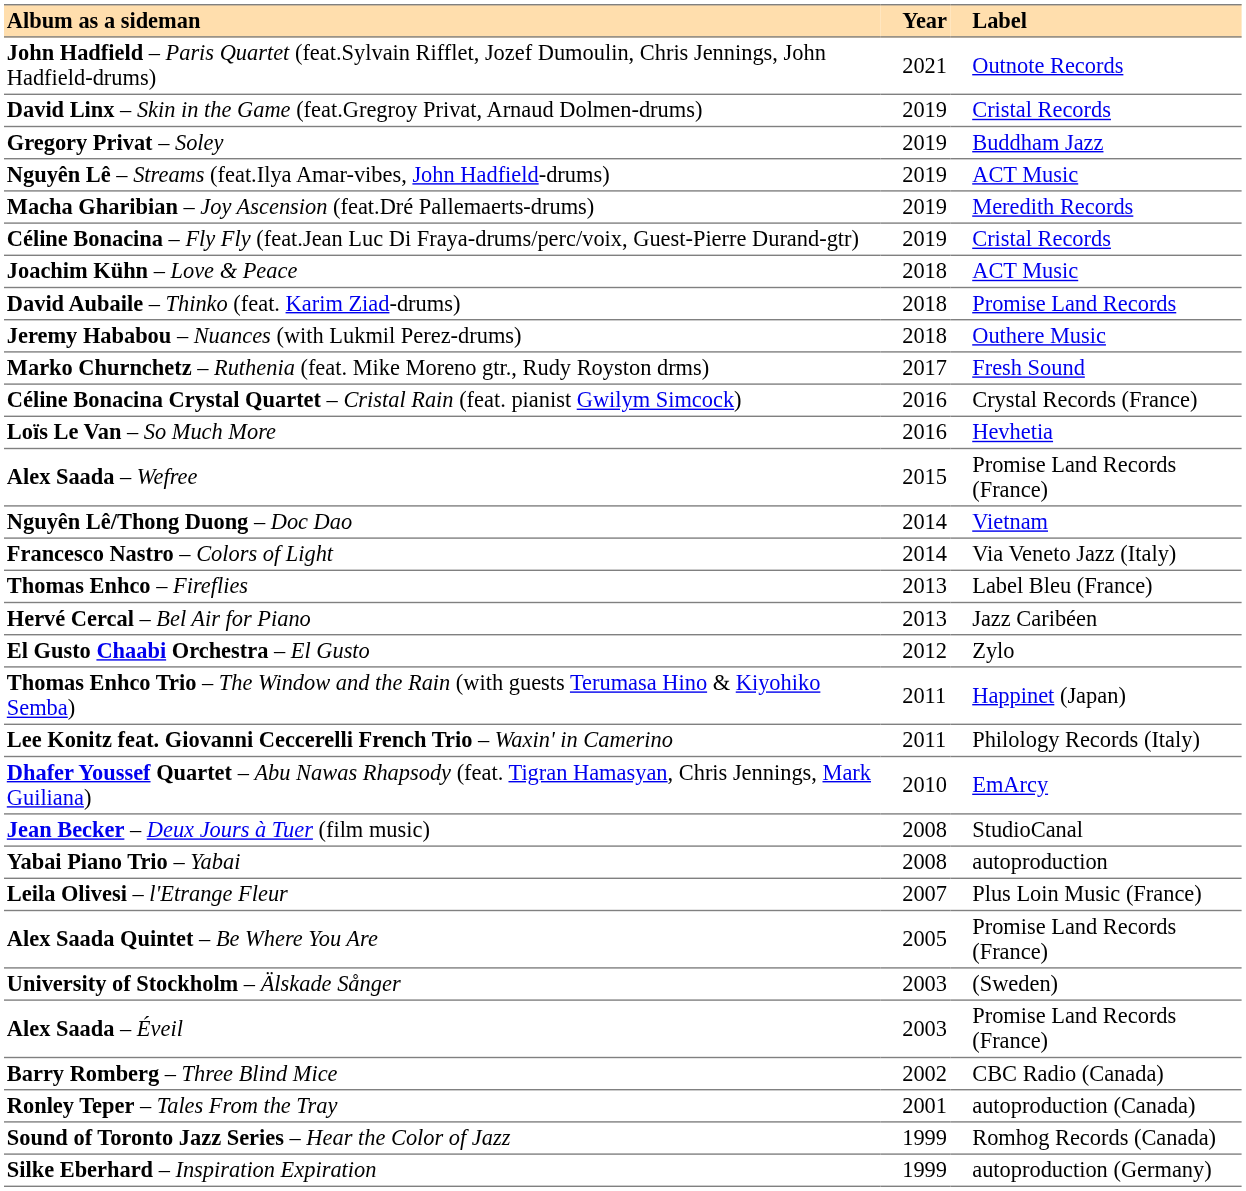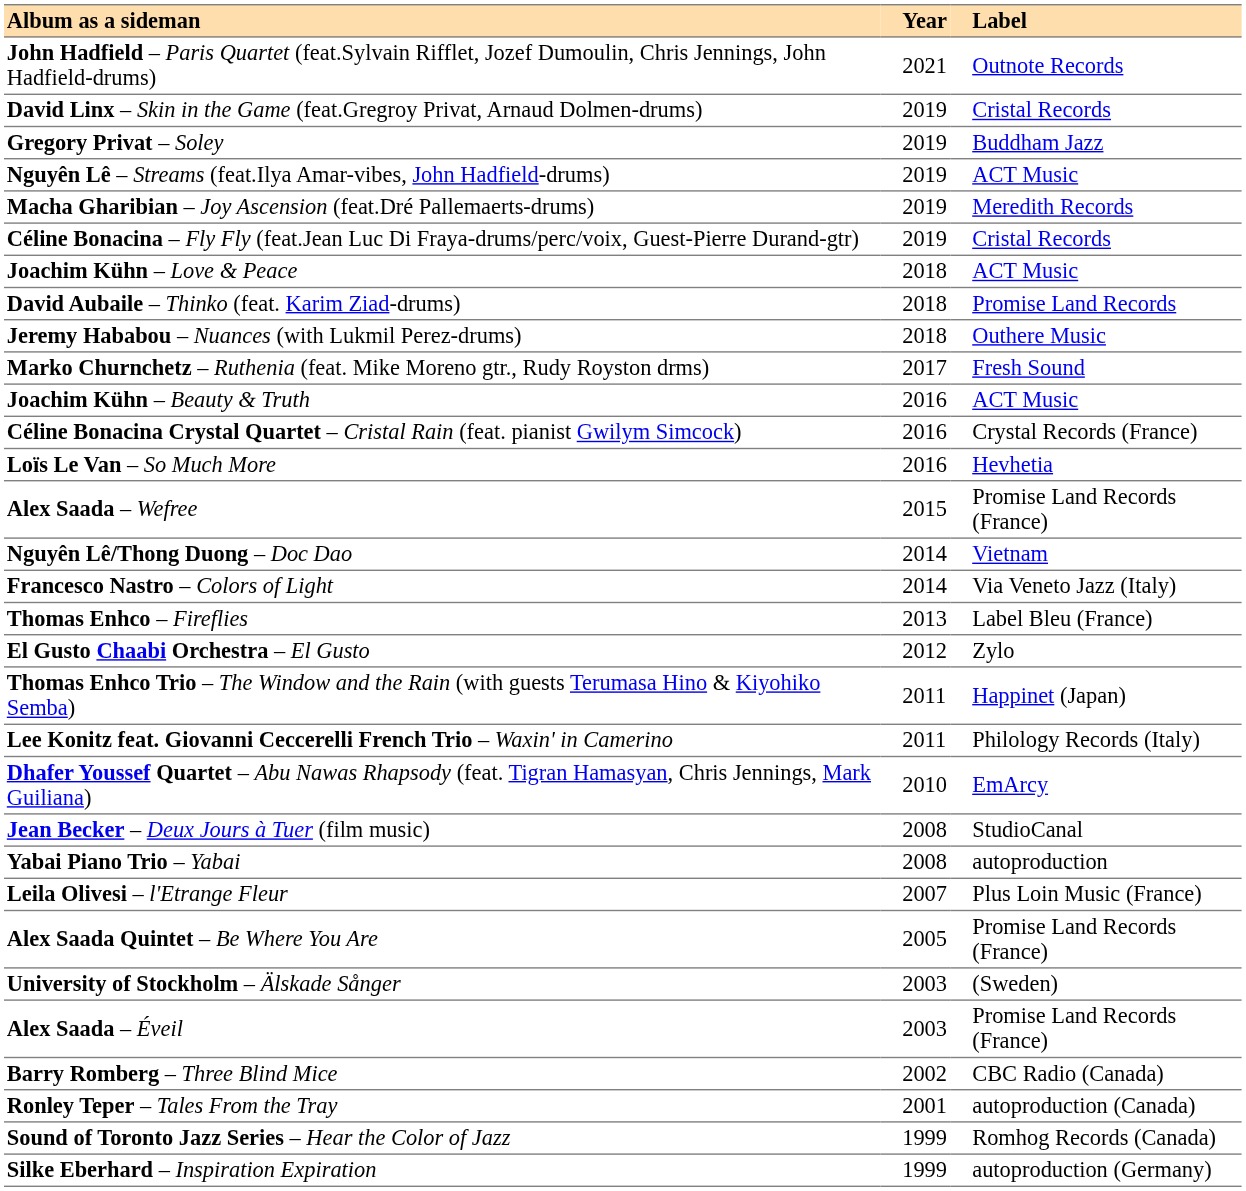+ row: (158, 399)
- row: (159, 618)
